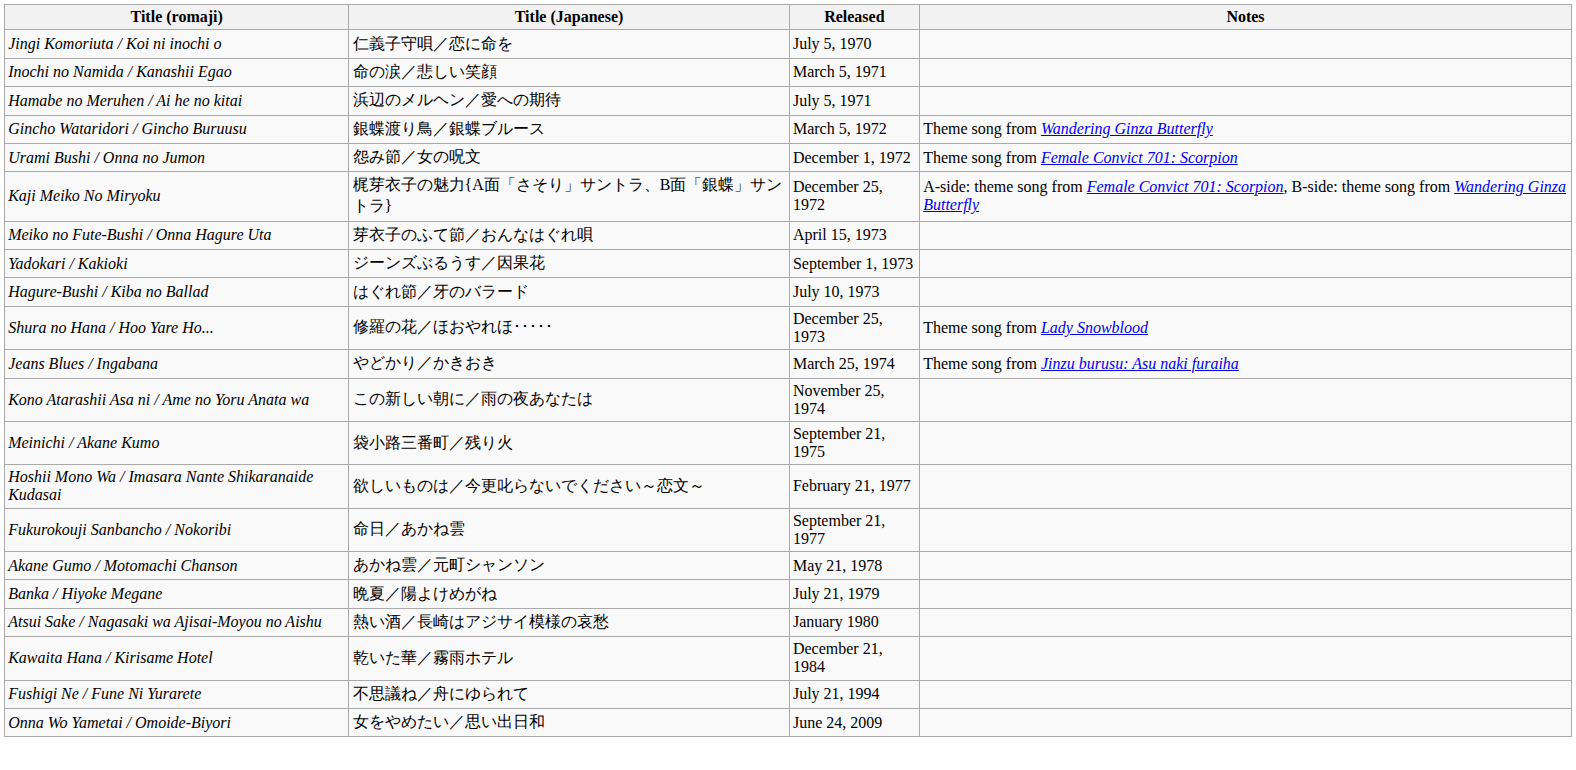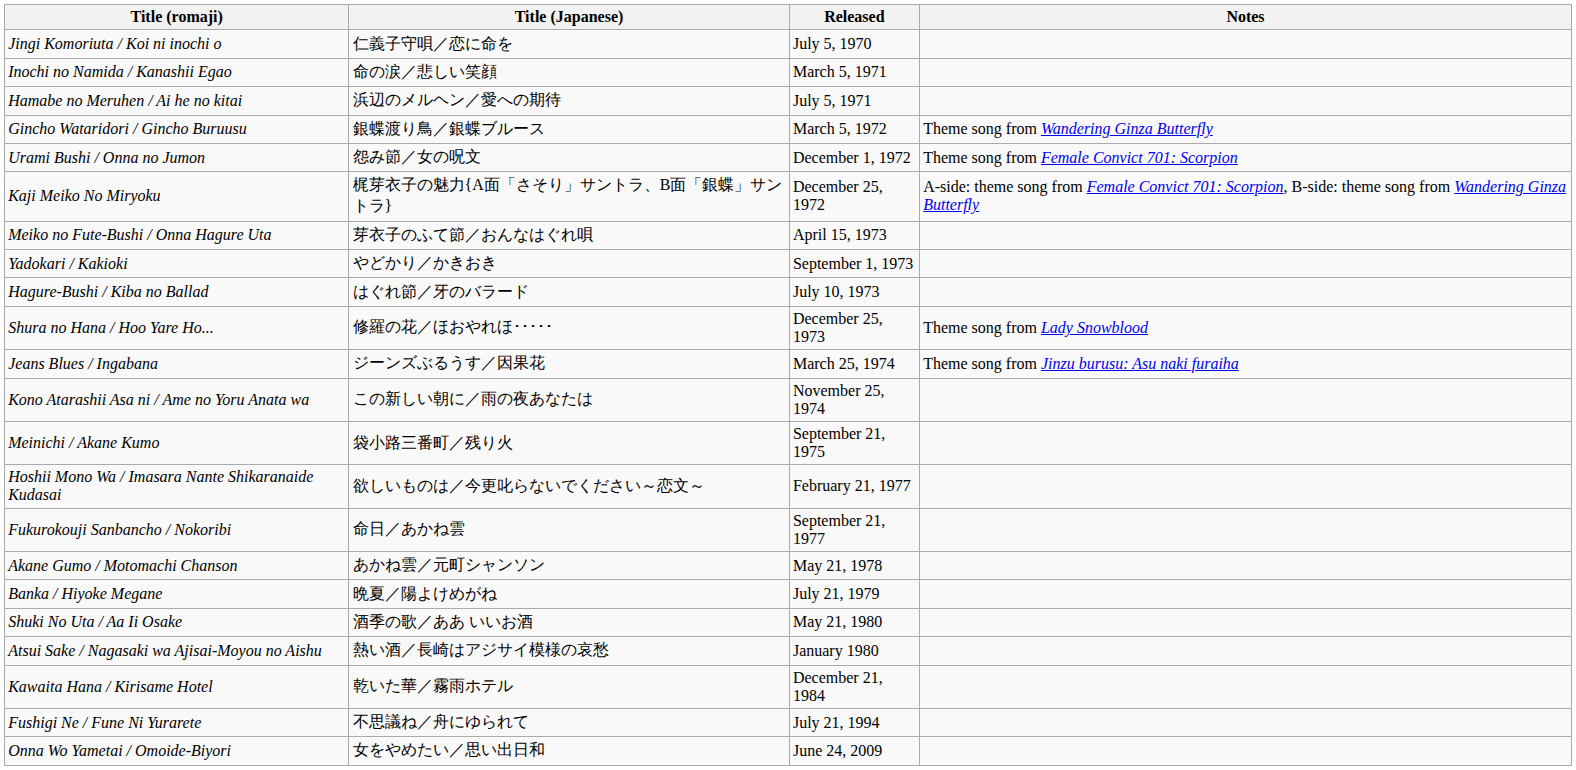(449, 263) ジーンズぶるうす／因果花 -> (425, 263) やどかり／かきおき
(425, 363) やどかり／かきおき -> (449, 363) ジーンズぶるうす／因果花
+ row: (95, 622)
